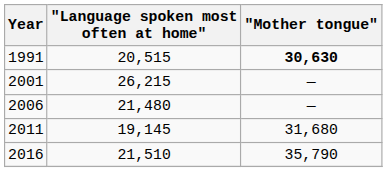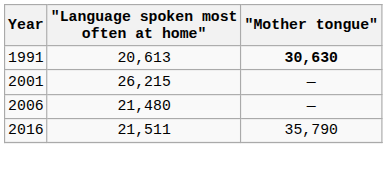(144, 58) 20,515 -> (144, 58) 20,613
- row: (26, 130)
(144, 155) 21,510 -> (144, 130) 21,511
